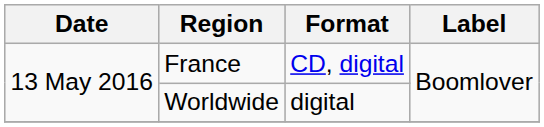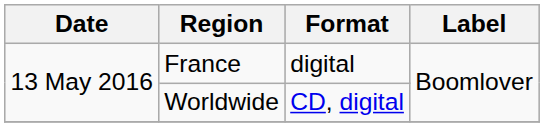(347, 63) CD, digital -> (322, 63) digital
(322, 102) digital -> (347, 102) CD, digital
